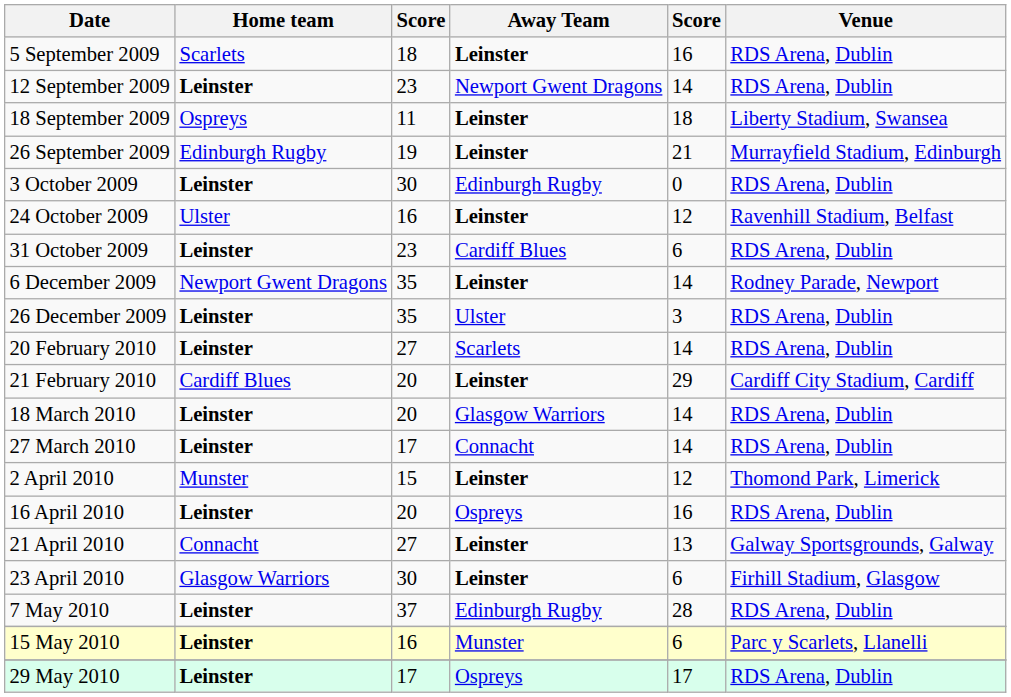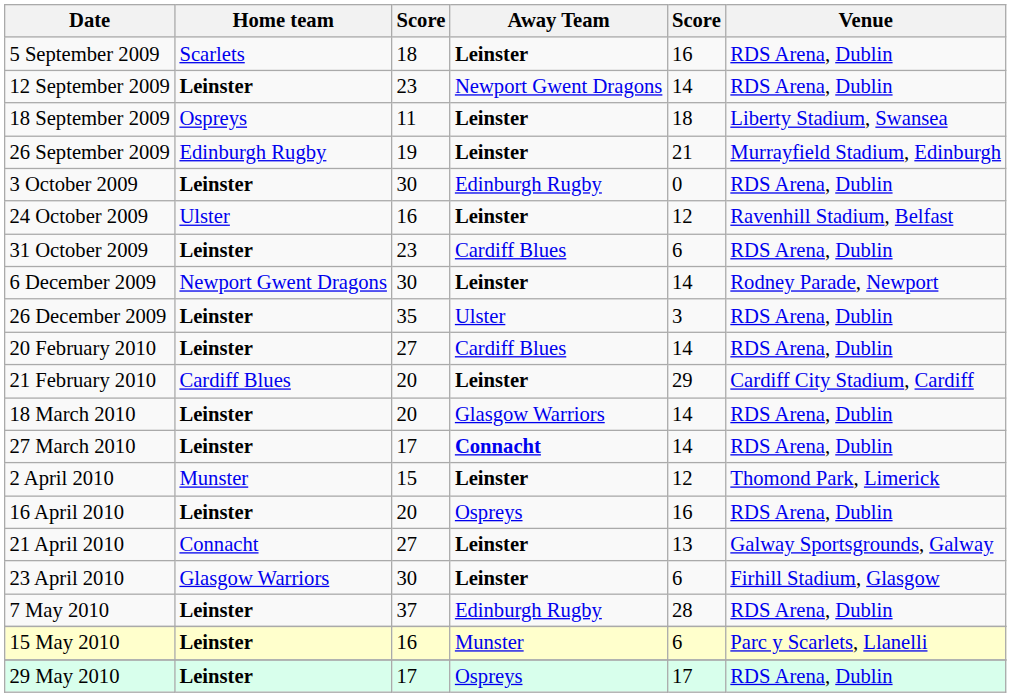(407, 282) 35 -> (407, 282) 30
(488, 348) Scarlets -> (511, 348) Cardiff Blues
(494, 446) normal -> (498, 446) bold
